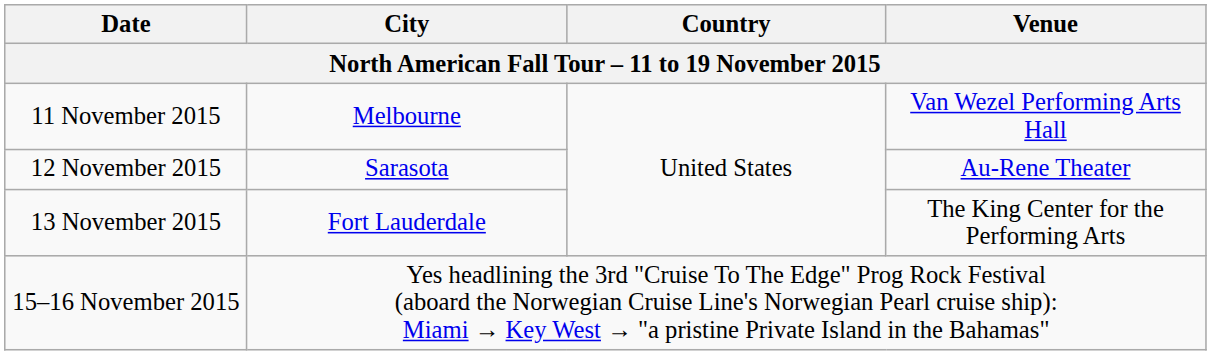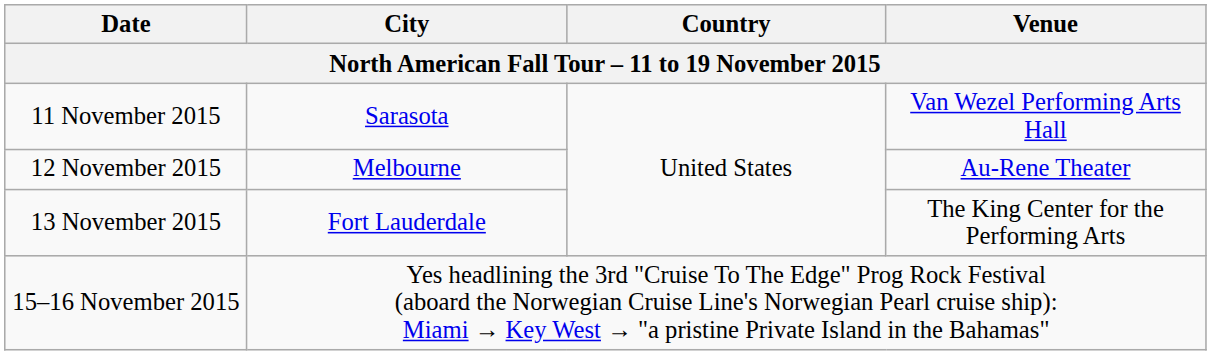(407, 116) Melbourne -> (407, 116) Sarasota
(407, 168) Sarasota -> (407, 168) Melbourne
